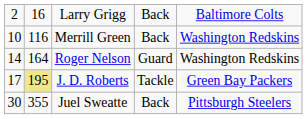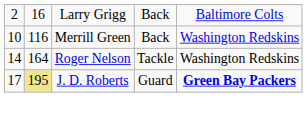(155, 59) Guard -> (155, 59) Tackle
(155, 80) Tackle -> (155, 80) Guard
(240, 80) normal -> (240, 80) bold
- row: (93, 102)
